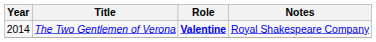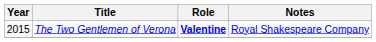(18, 29) 2014 -> (18, 29) 2015
